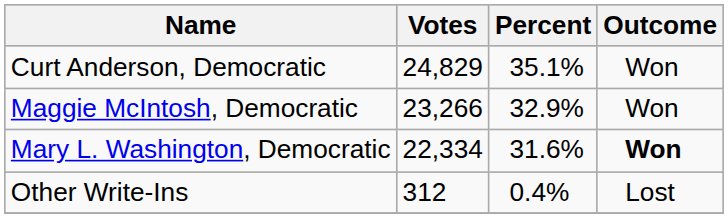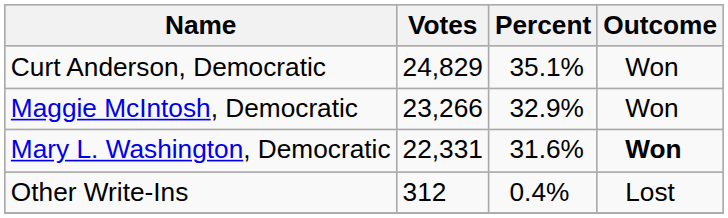(443, 150) 22,334 -> (443, 150) 22,331
